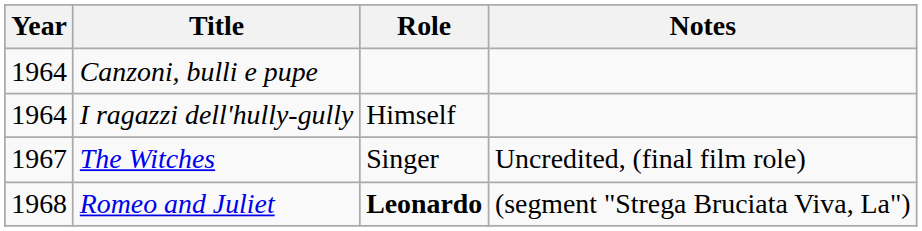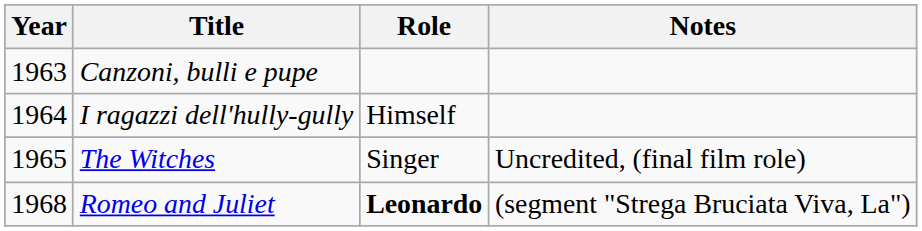(39, 70) 1964 -> (39, 70) 1963
(39, 159) 1967 -> (39, 159) 1965
